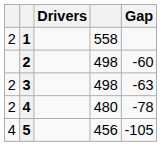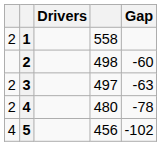(106, 85) 498 -> (106, 85) 497
(139, 130) -105 -> (139, 130) -102
